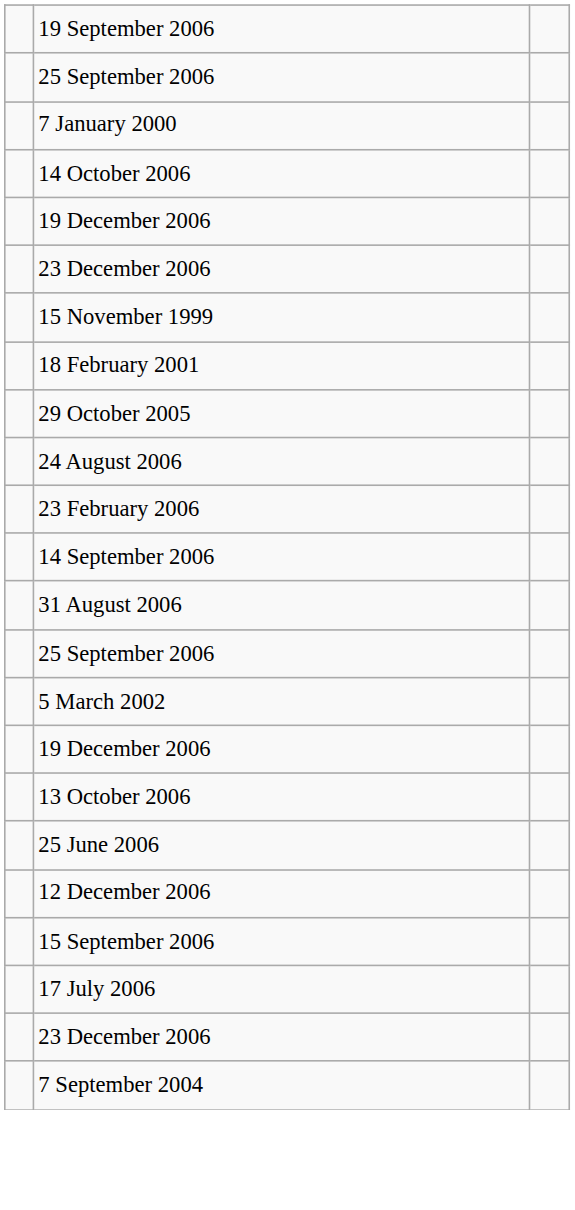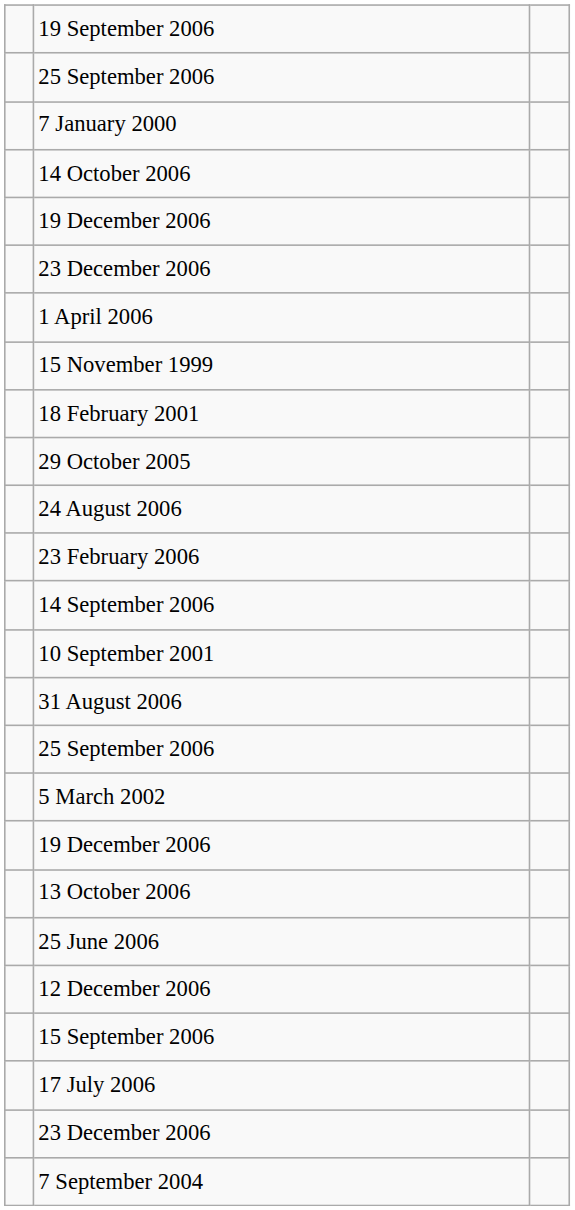+ row: (19, 317)
+ row: (19, 653)
